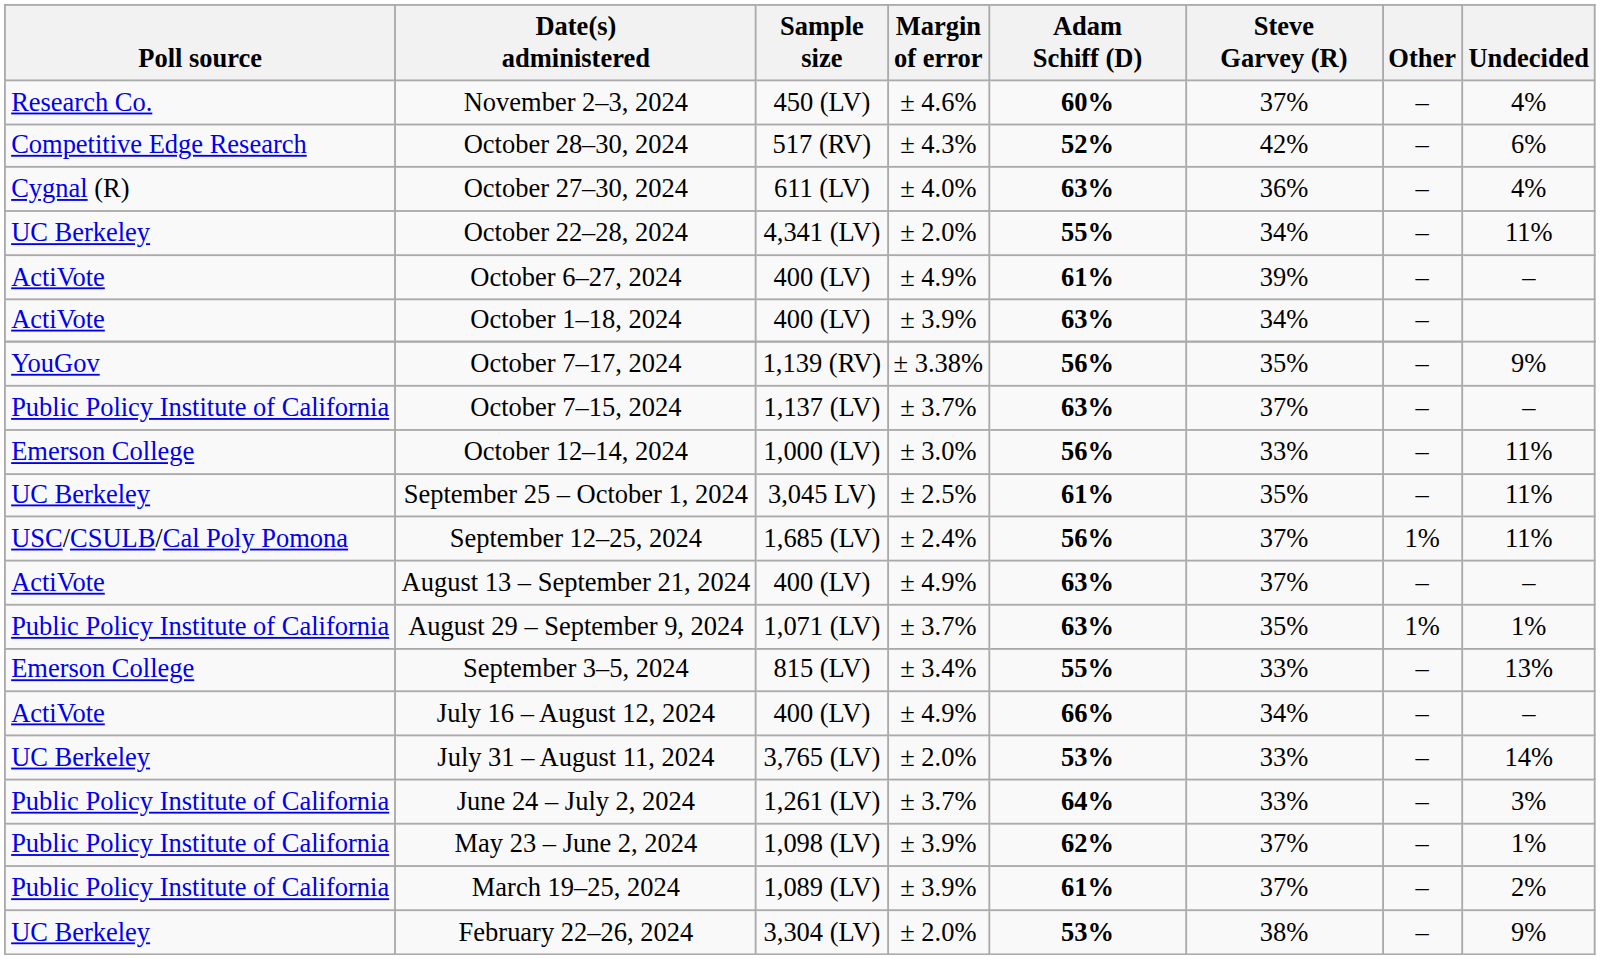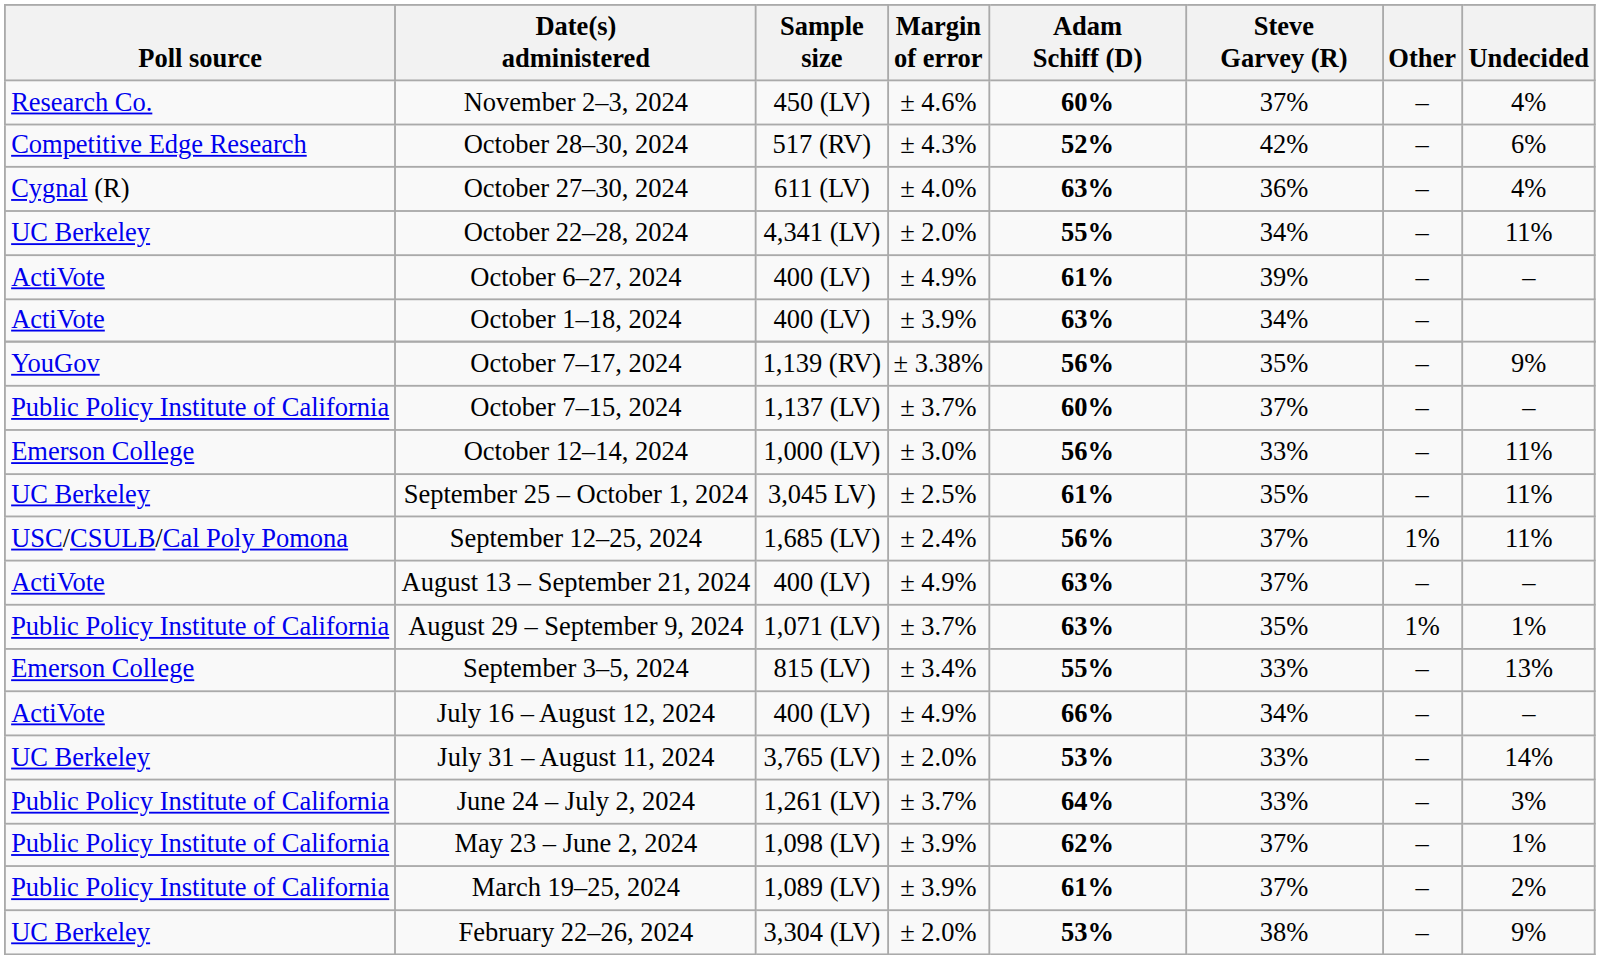(1088, 407) 63% -> (1088, 407) 60%
